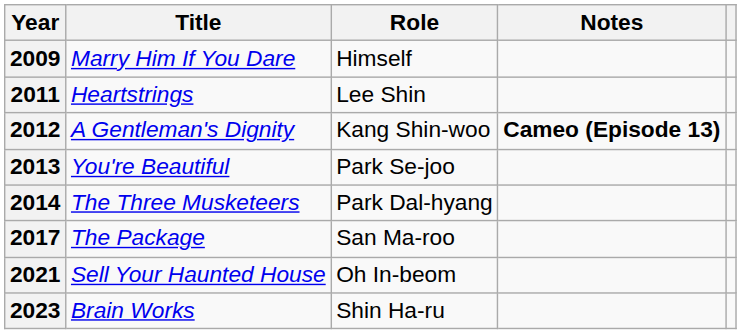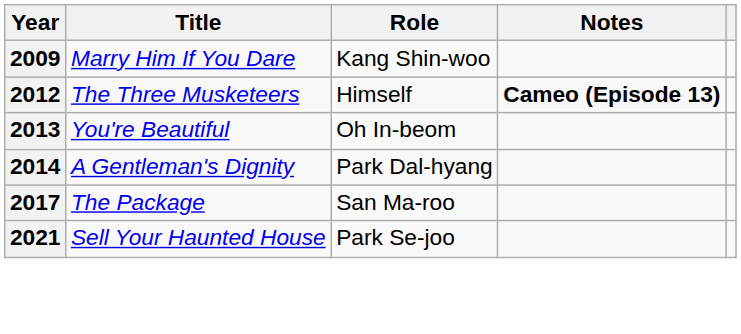(374, 58) Himself -> (413, 58) Kang Shin-woo
- row: (35, 94)
(183, 130) A Gentleman's Dignity -> (185, 94) The Three Musketeers
(413, 130) Kang Shin-woo -> (374, 94) Himself
(396, 166) Park Se-joo -> (396, 130) Oh In-beom
(185, 202) The Three Musketeers -> (183, 166) A Gentleman's Dignity
(396, 274) Oh In-beom -> (396, 238) Park Se-joo
- row: (35, 310)
